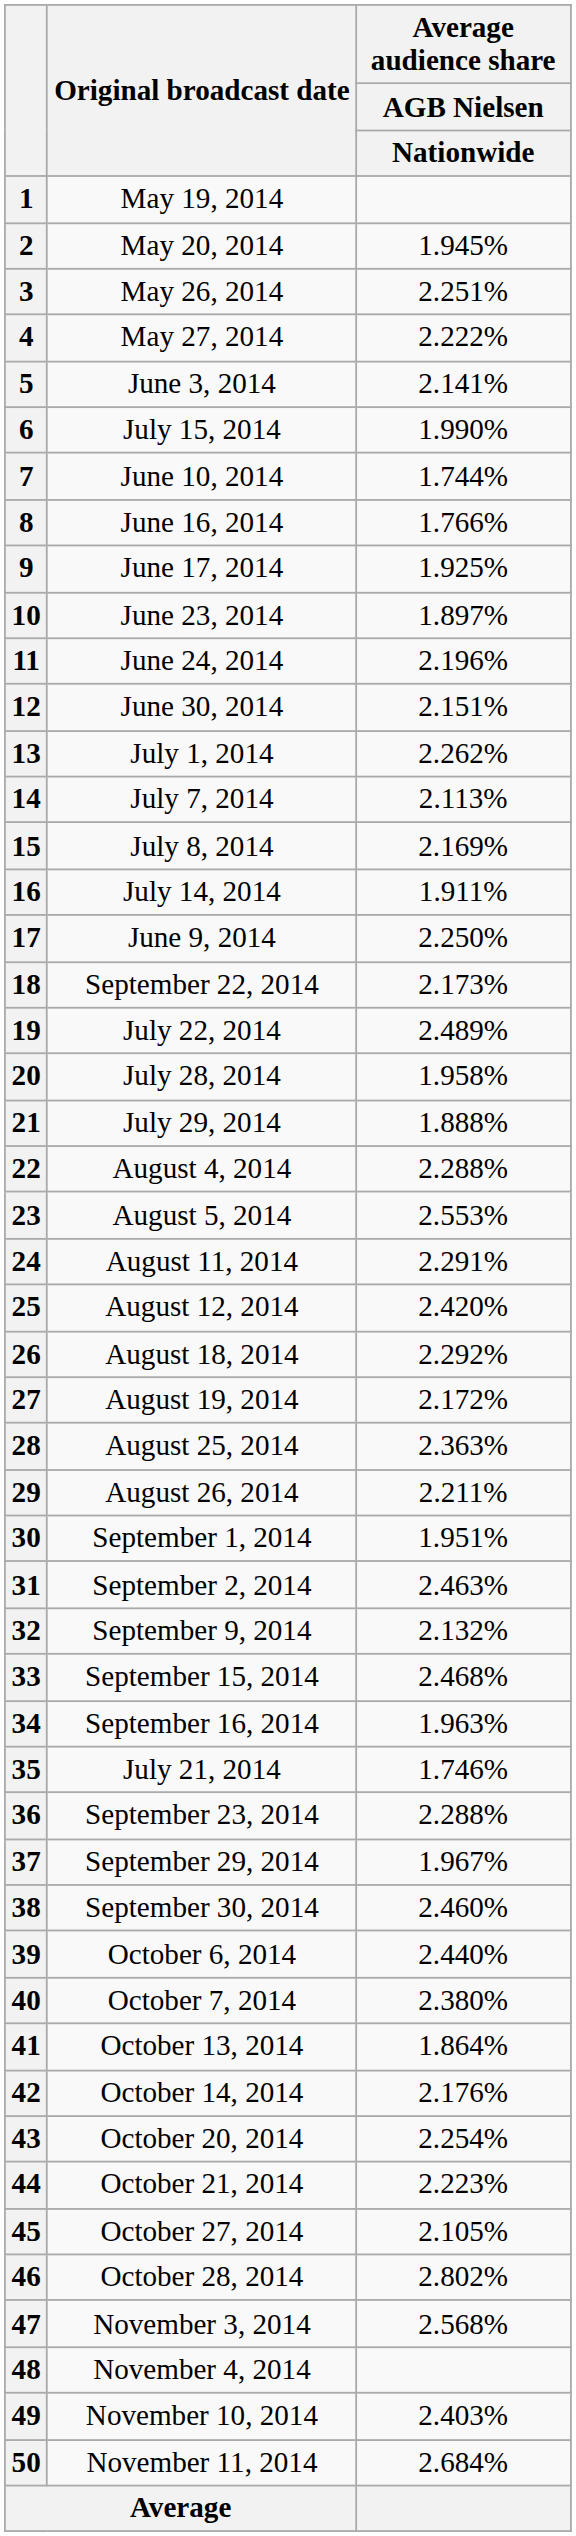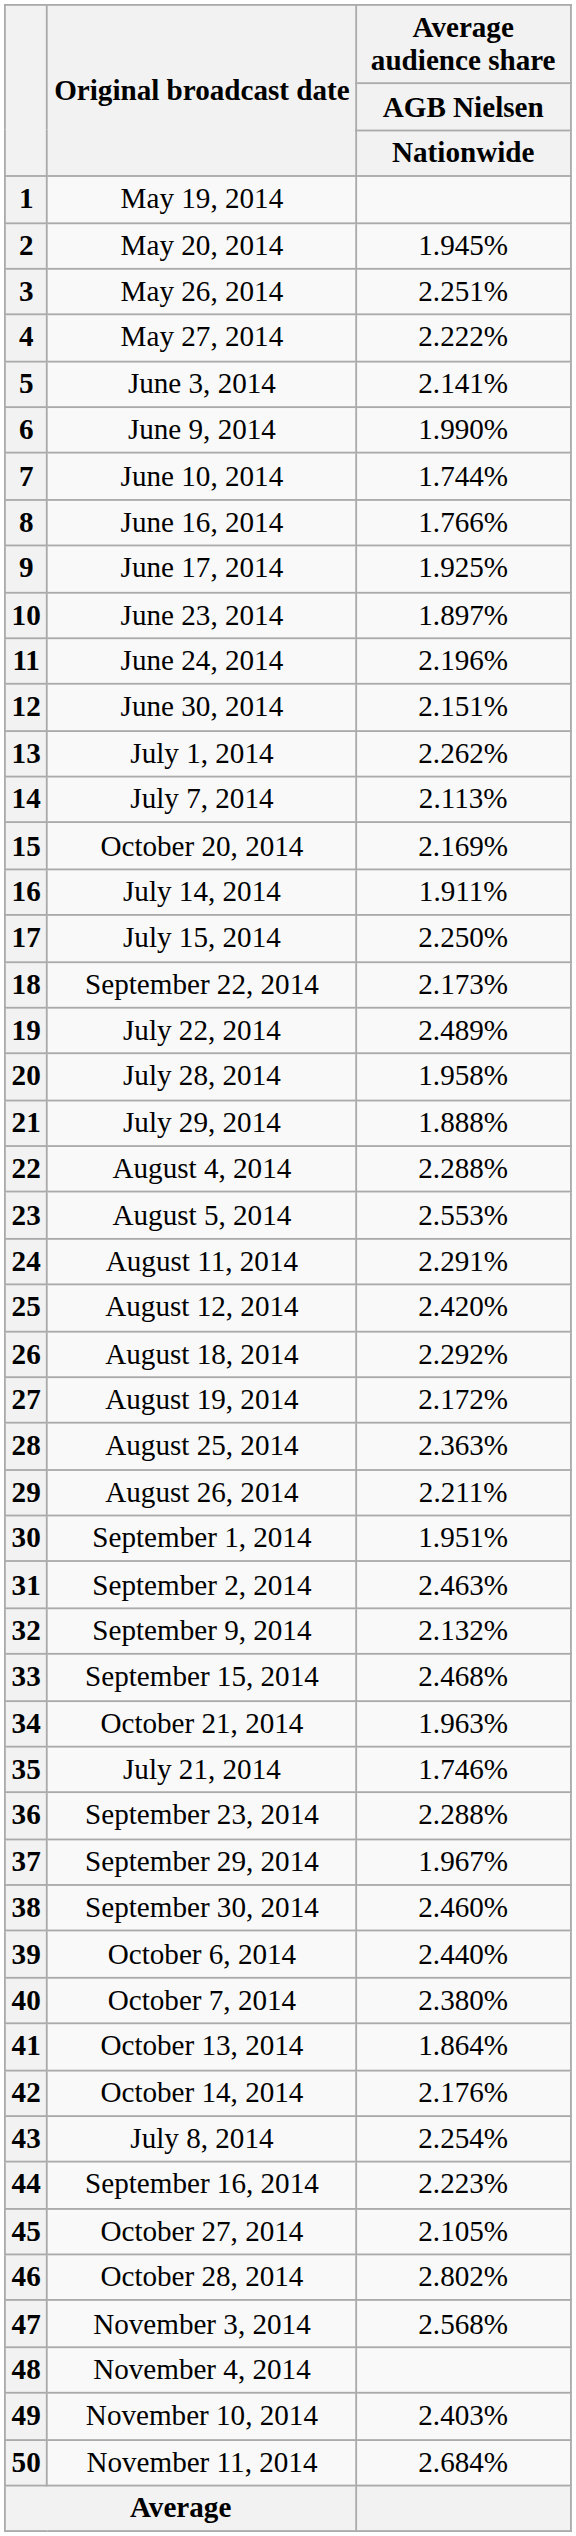(202, 429) July 15, 2014 -> (202, 429) June 9, 2014
(202, 845) July 8, 2014 -> (202, 845) October 20, 2014
(202, 937) June 9, 2014 -> (202, 937) July 15, 2014
(202, 1722) September 16, 2014 -> (202, 1722) October 21, 2014
(202, 2138) October 20, 2014 -> (202, 2138) July 8, 2014
(202, 2184) October 21, 2014 -> (202, 2184) September 16, 2014
